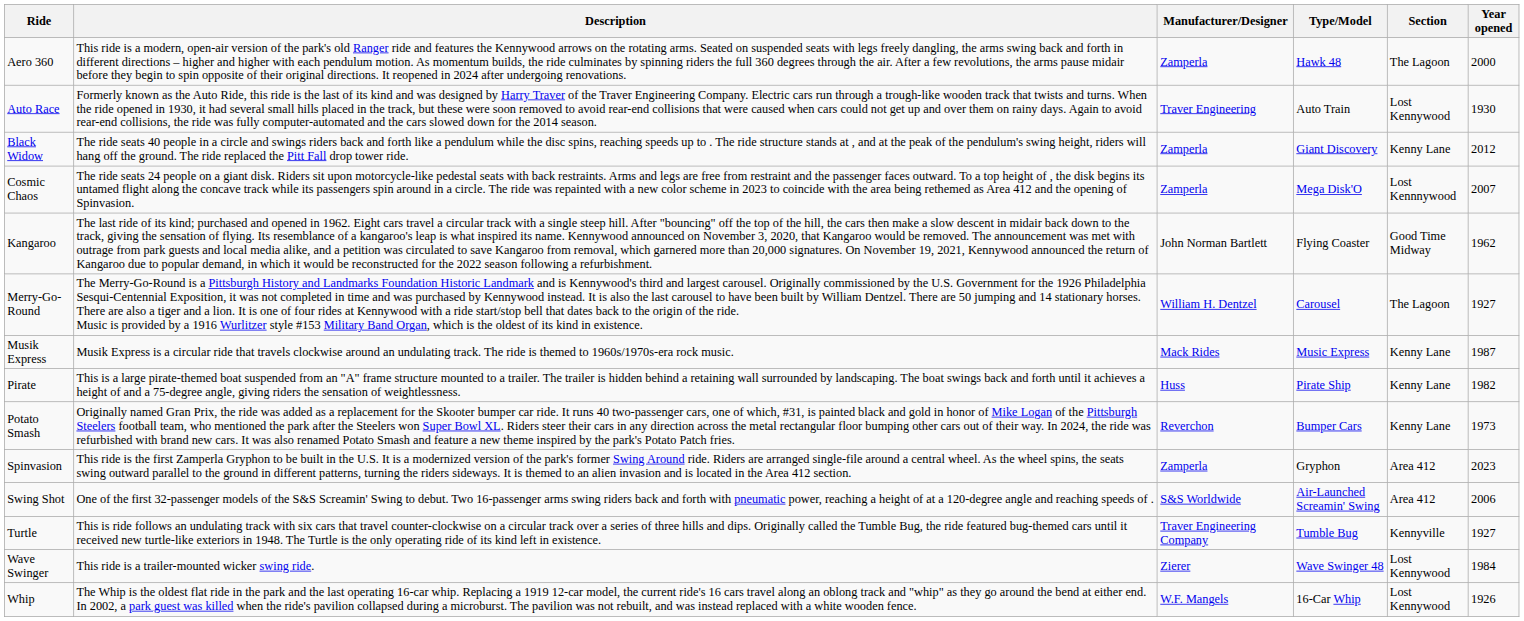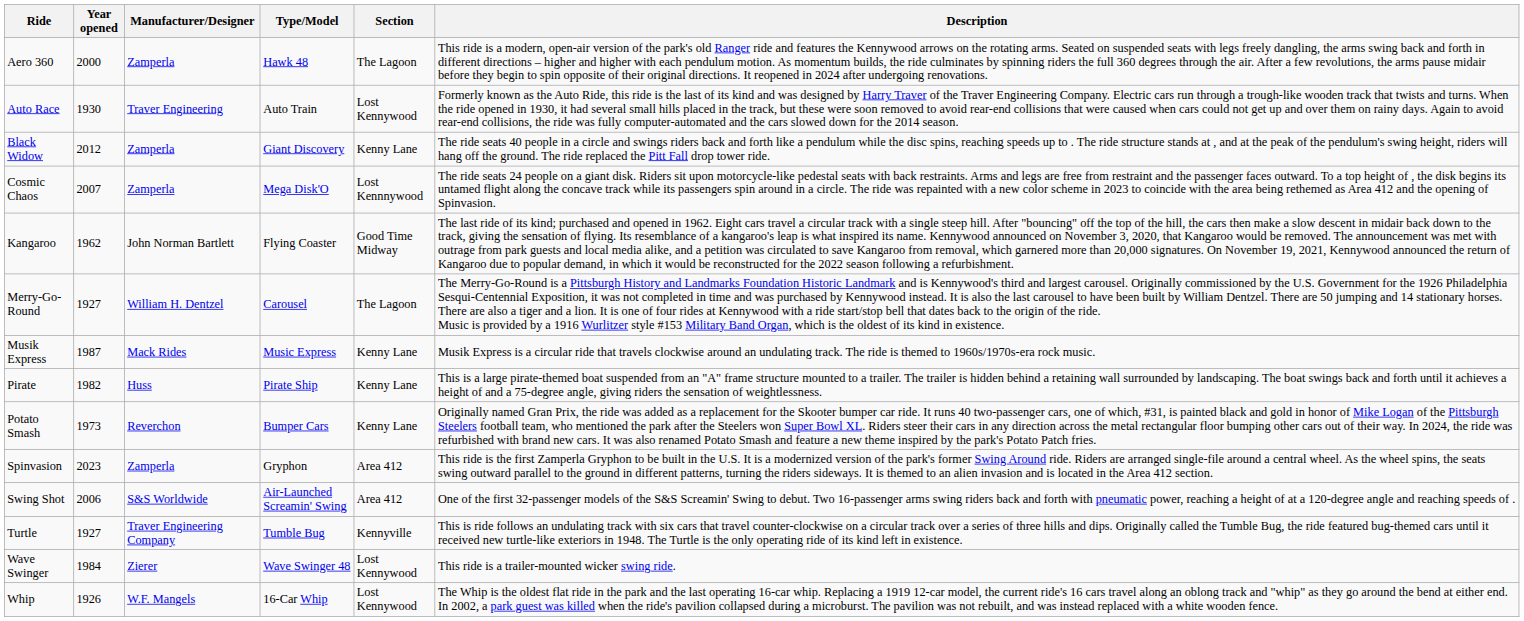columns swapped: (1494, 21) <-> (615, 21)
